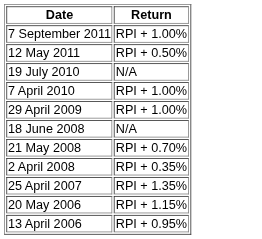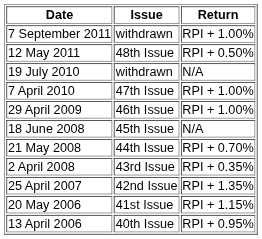+ column: (147, 15)
